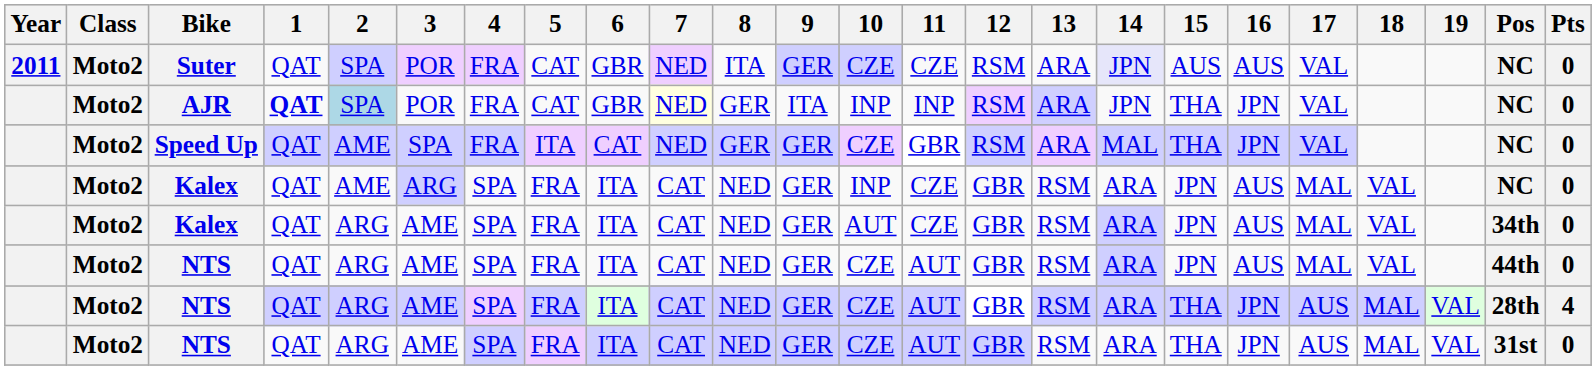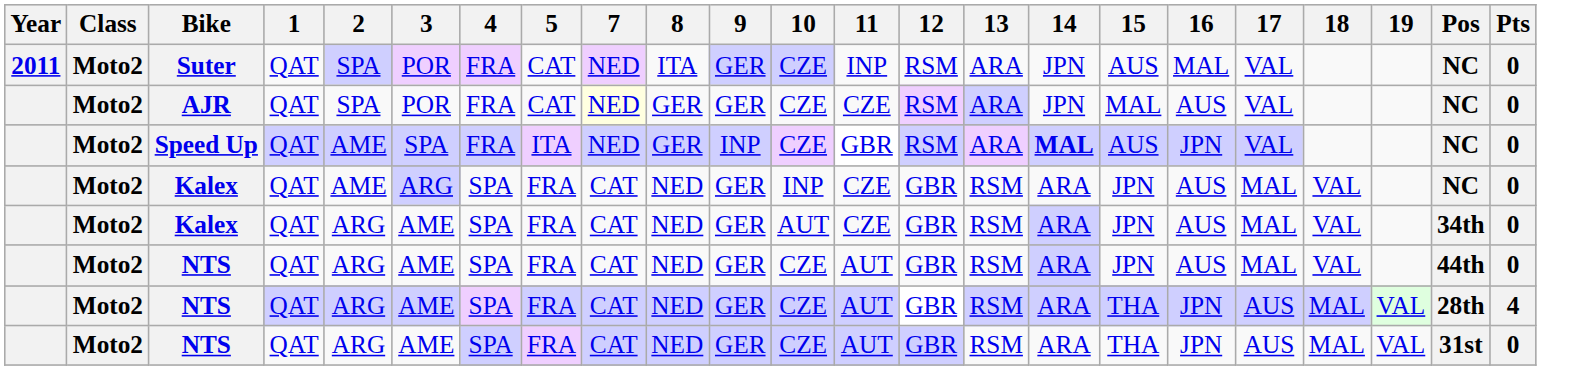- column: (617, 24)
(934, 64) CZE -> (867, 64) INP
(1130, 64) lavender background -> (1064, 64) no background
(1259, 64) AUS -> (1201, 64) MAL
(296, 104) bold -> (294, 104) normal
(362, 104) lightblue background -> (358, 104) no background
(808, 104) ITA -> (740, 104) GER
(871, 104) INP -> (803, 104) CZE
(934, 104) INP -> (867, 104) CZE
(1196, 104) THA -> (1133, 104) MAL
(1259, 104) JPN -> (1201, 104) AUS
(808, 144) GER -> (740, 144) INP
(1130, 144) normal -> (1064, 144) bold
(1196, 144) THA -> (1133, 144) AUS
